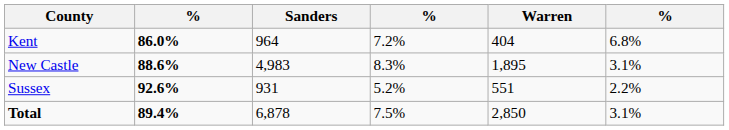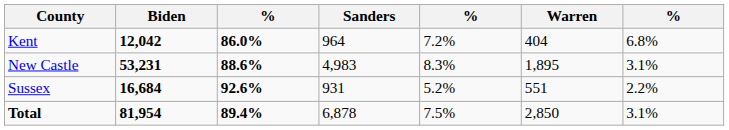+ column: (167, 16)
